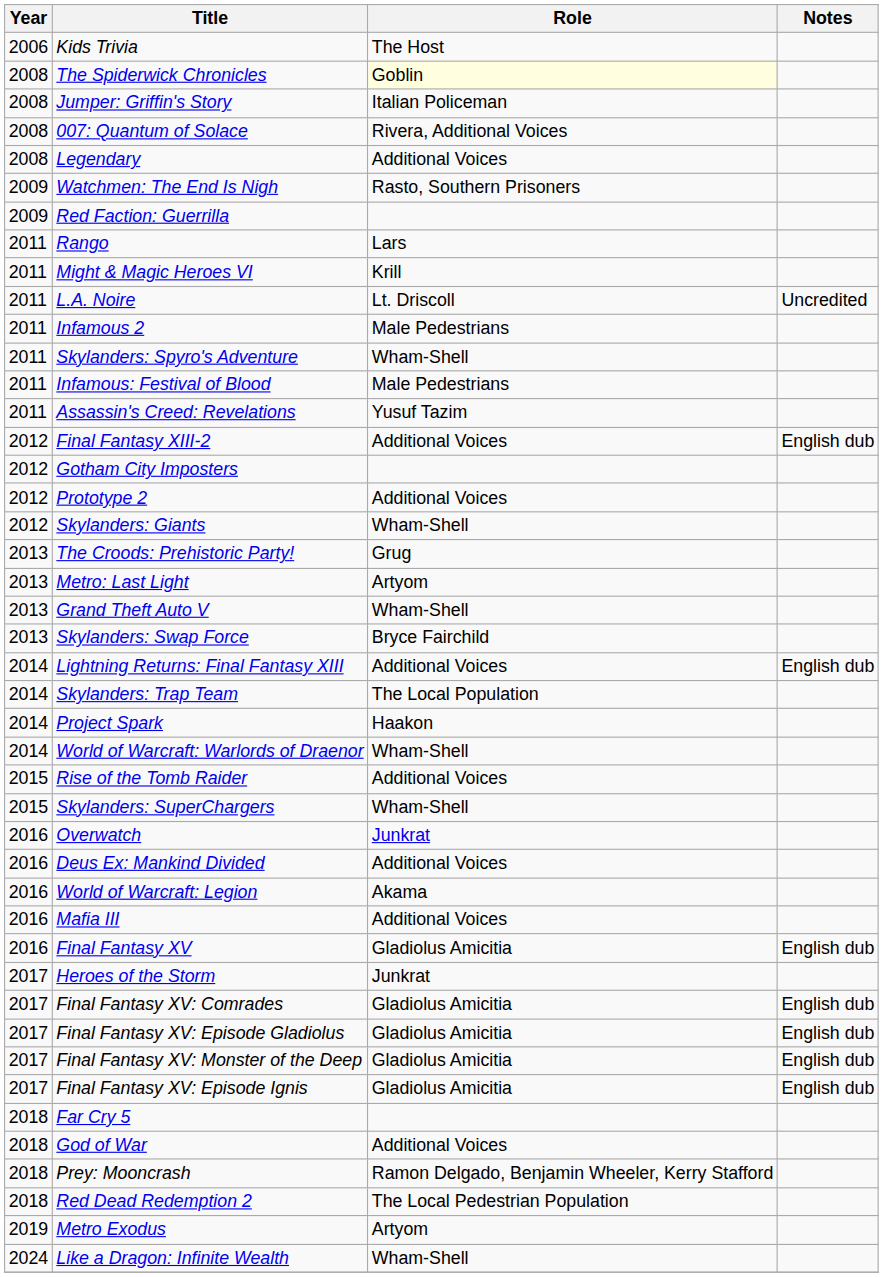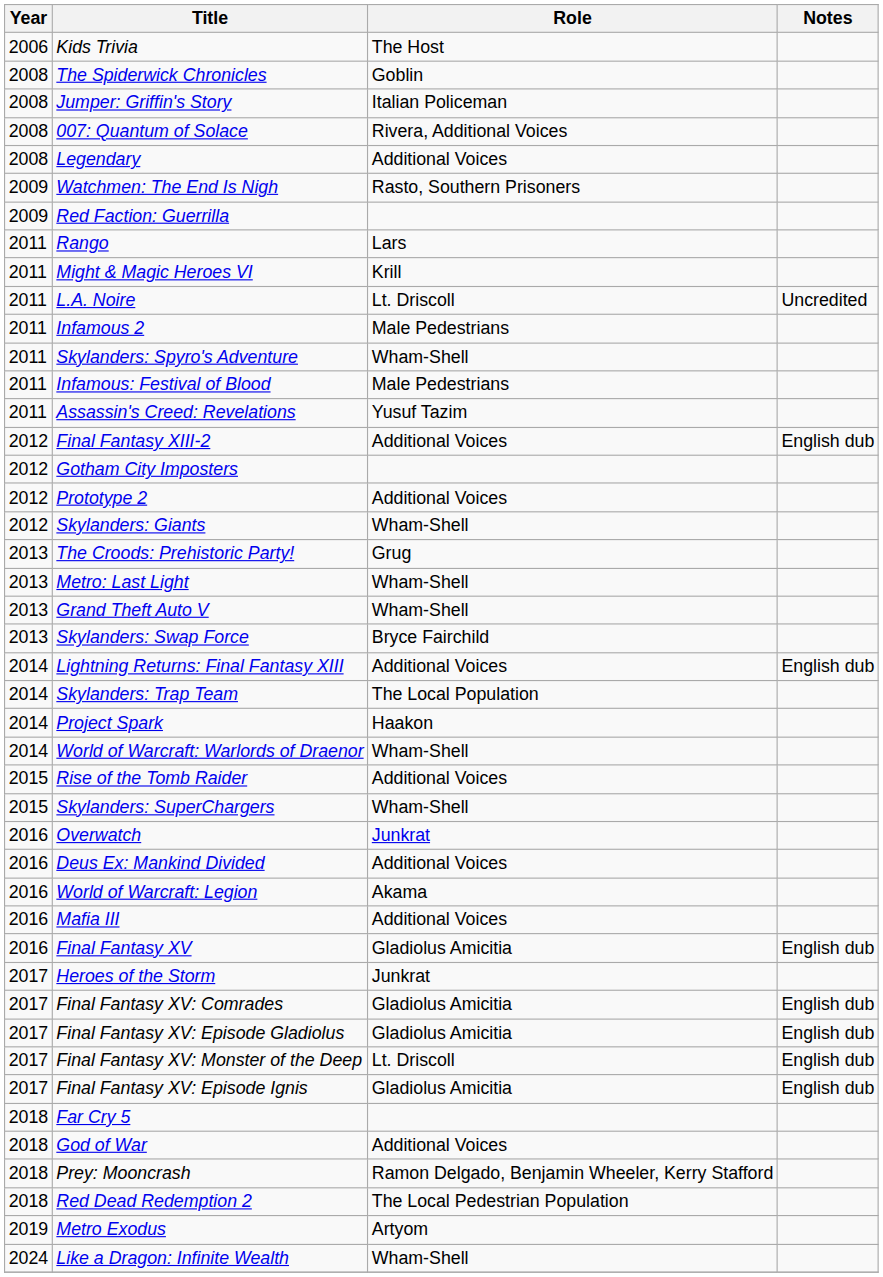(397, 74) lightyellow background -> (397, 74) no background
(400, 581) Artyom -> (420, 581) Wham-Shell
(442, 1060) Gladiolus Amicitia -> (413, 1060) Lt. Driscoll
